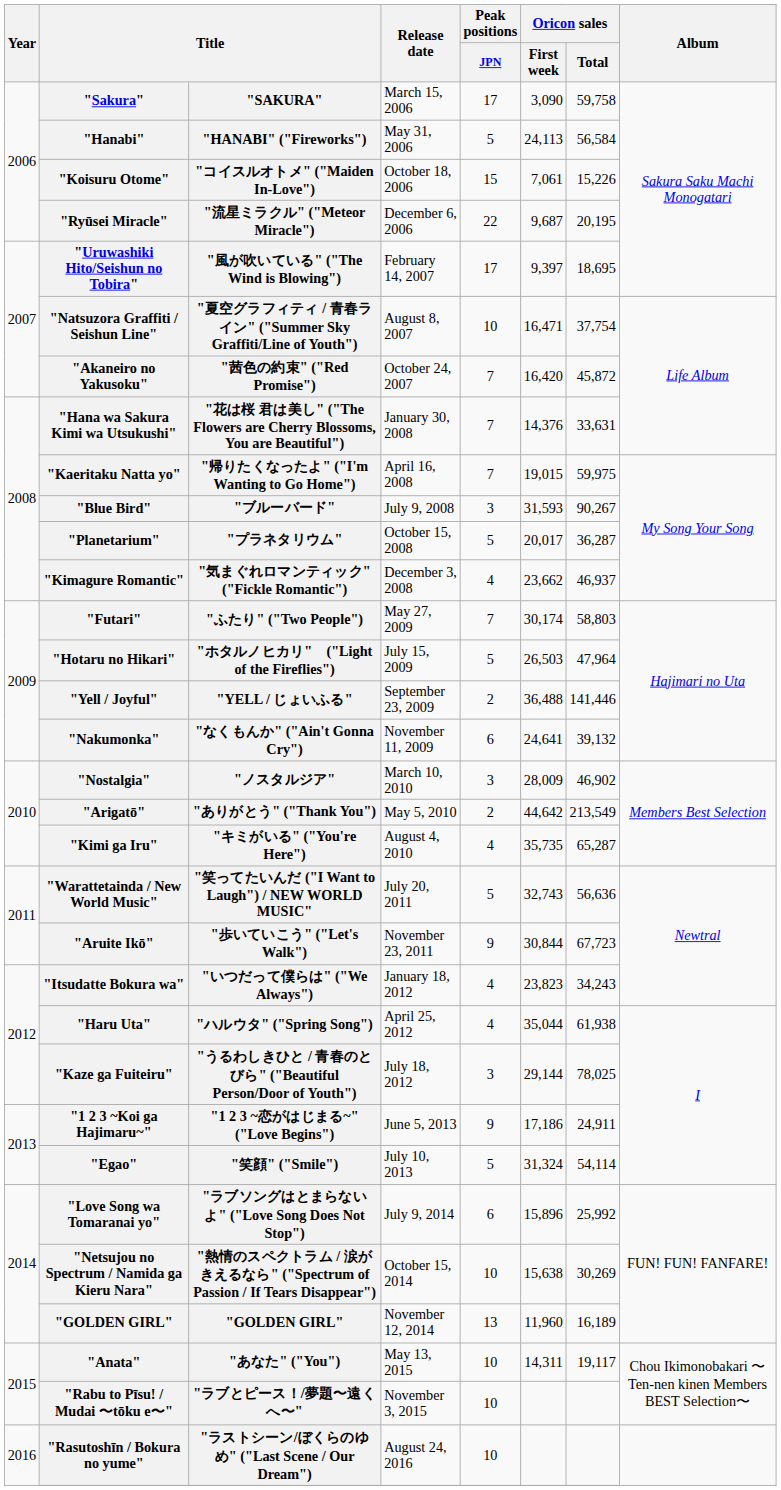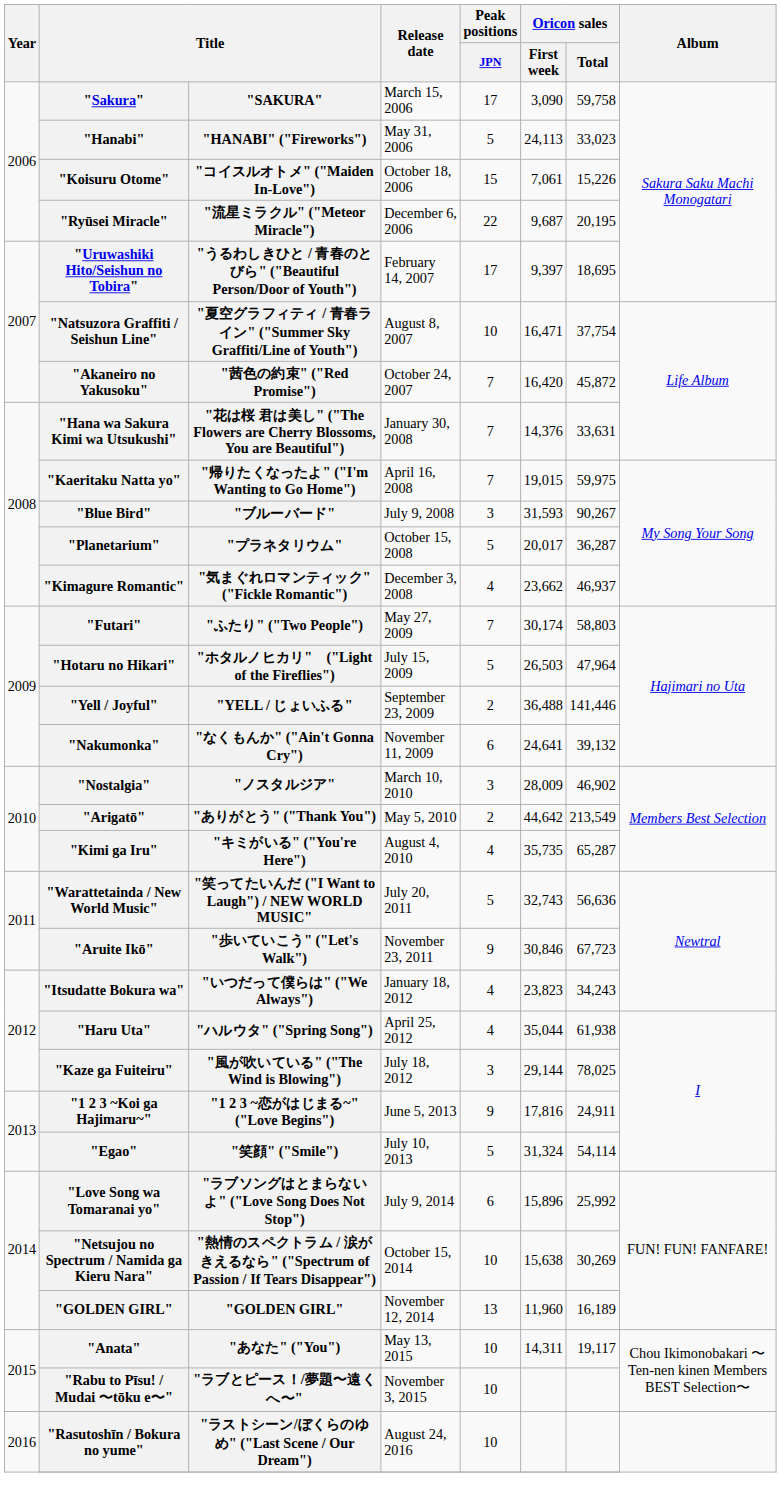(596, 139) 56,584 -> (596, 139) 33,023
(285, 269) "風が吹いている" ("The Wind is Blowing") -> (285, 271) "うるわしきひと / 青春のとびら" ("Beautiful Person/Door of Youth")
(543, 943) 30,844 -> (543, 949) 30,846
(285, 1074) "うるわしきひと / 青春のとびら" ("Beautiful Person/Door of Youth") -> (285, 1070) "風が吹いている" ("The Wind is Blowing")
(543, 1124) 17,186 -> (543, 1111) 17,816
